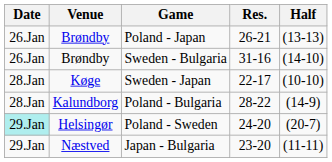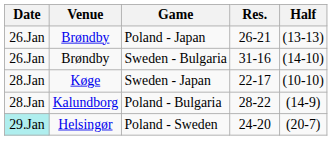- row: (170, 146)
